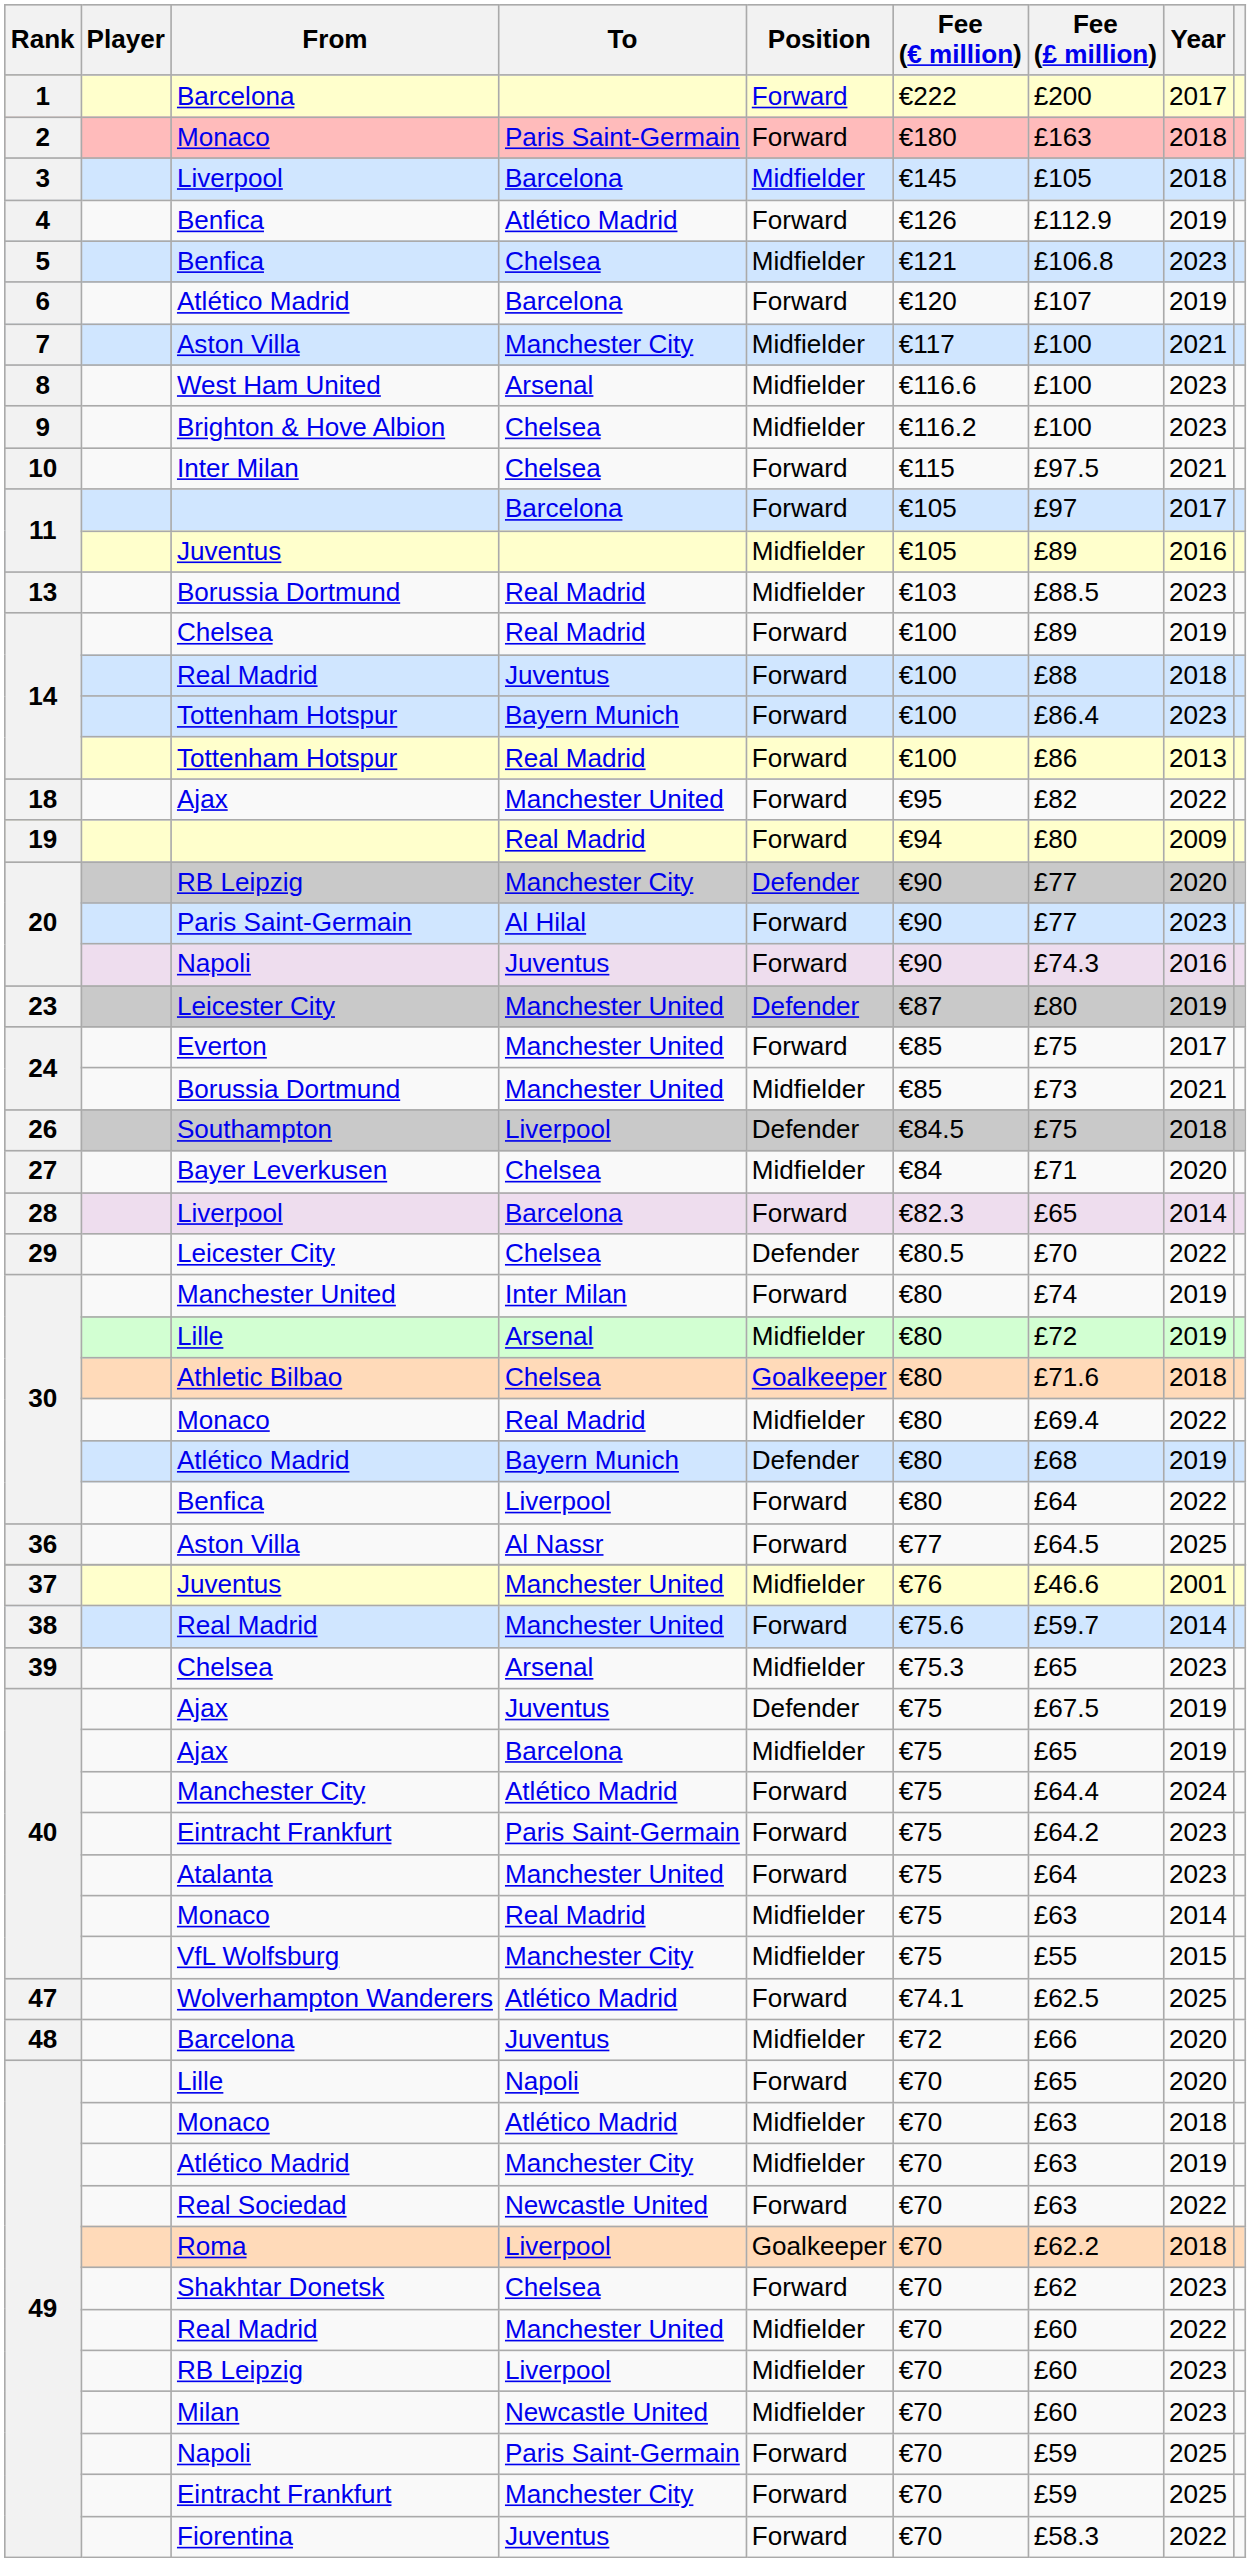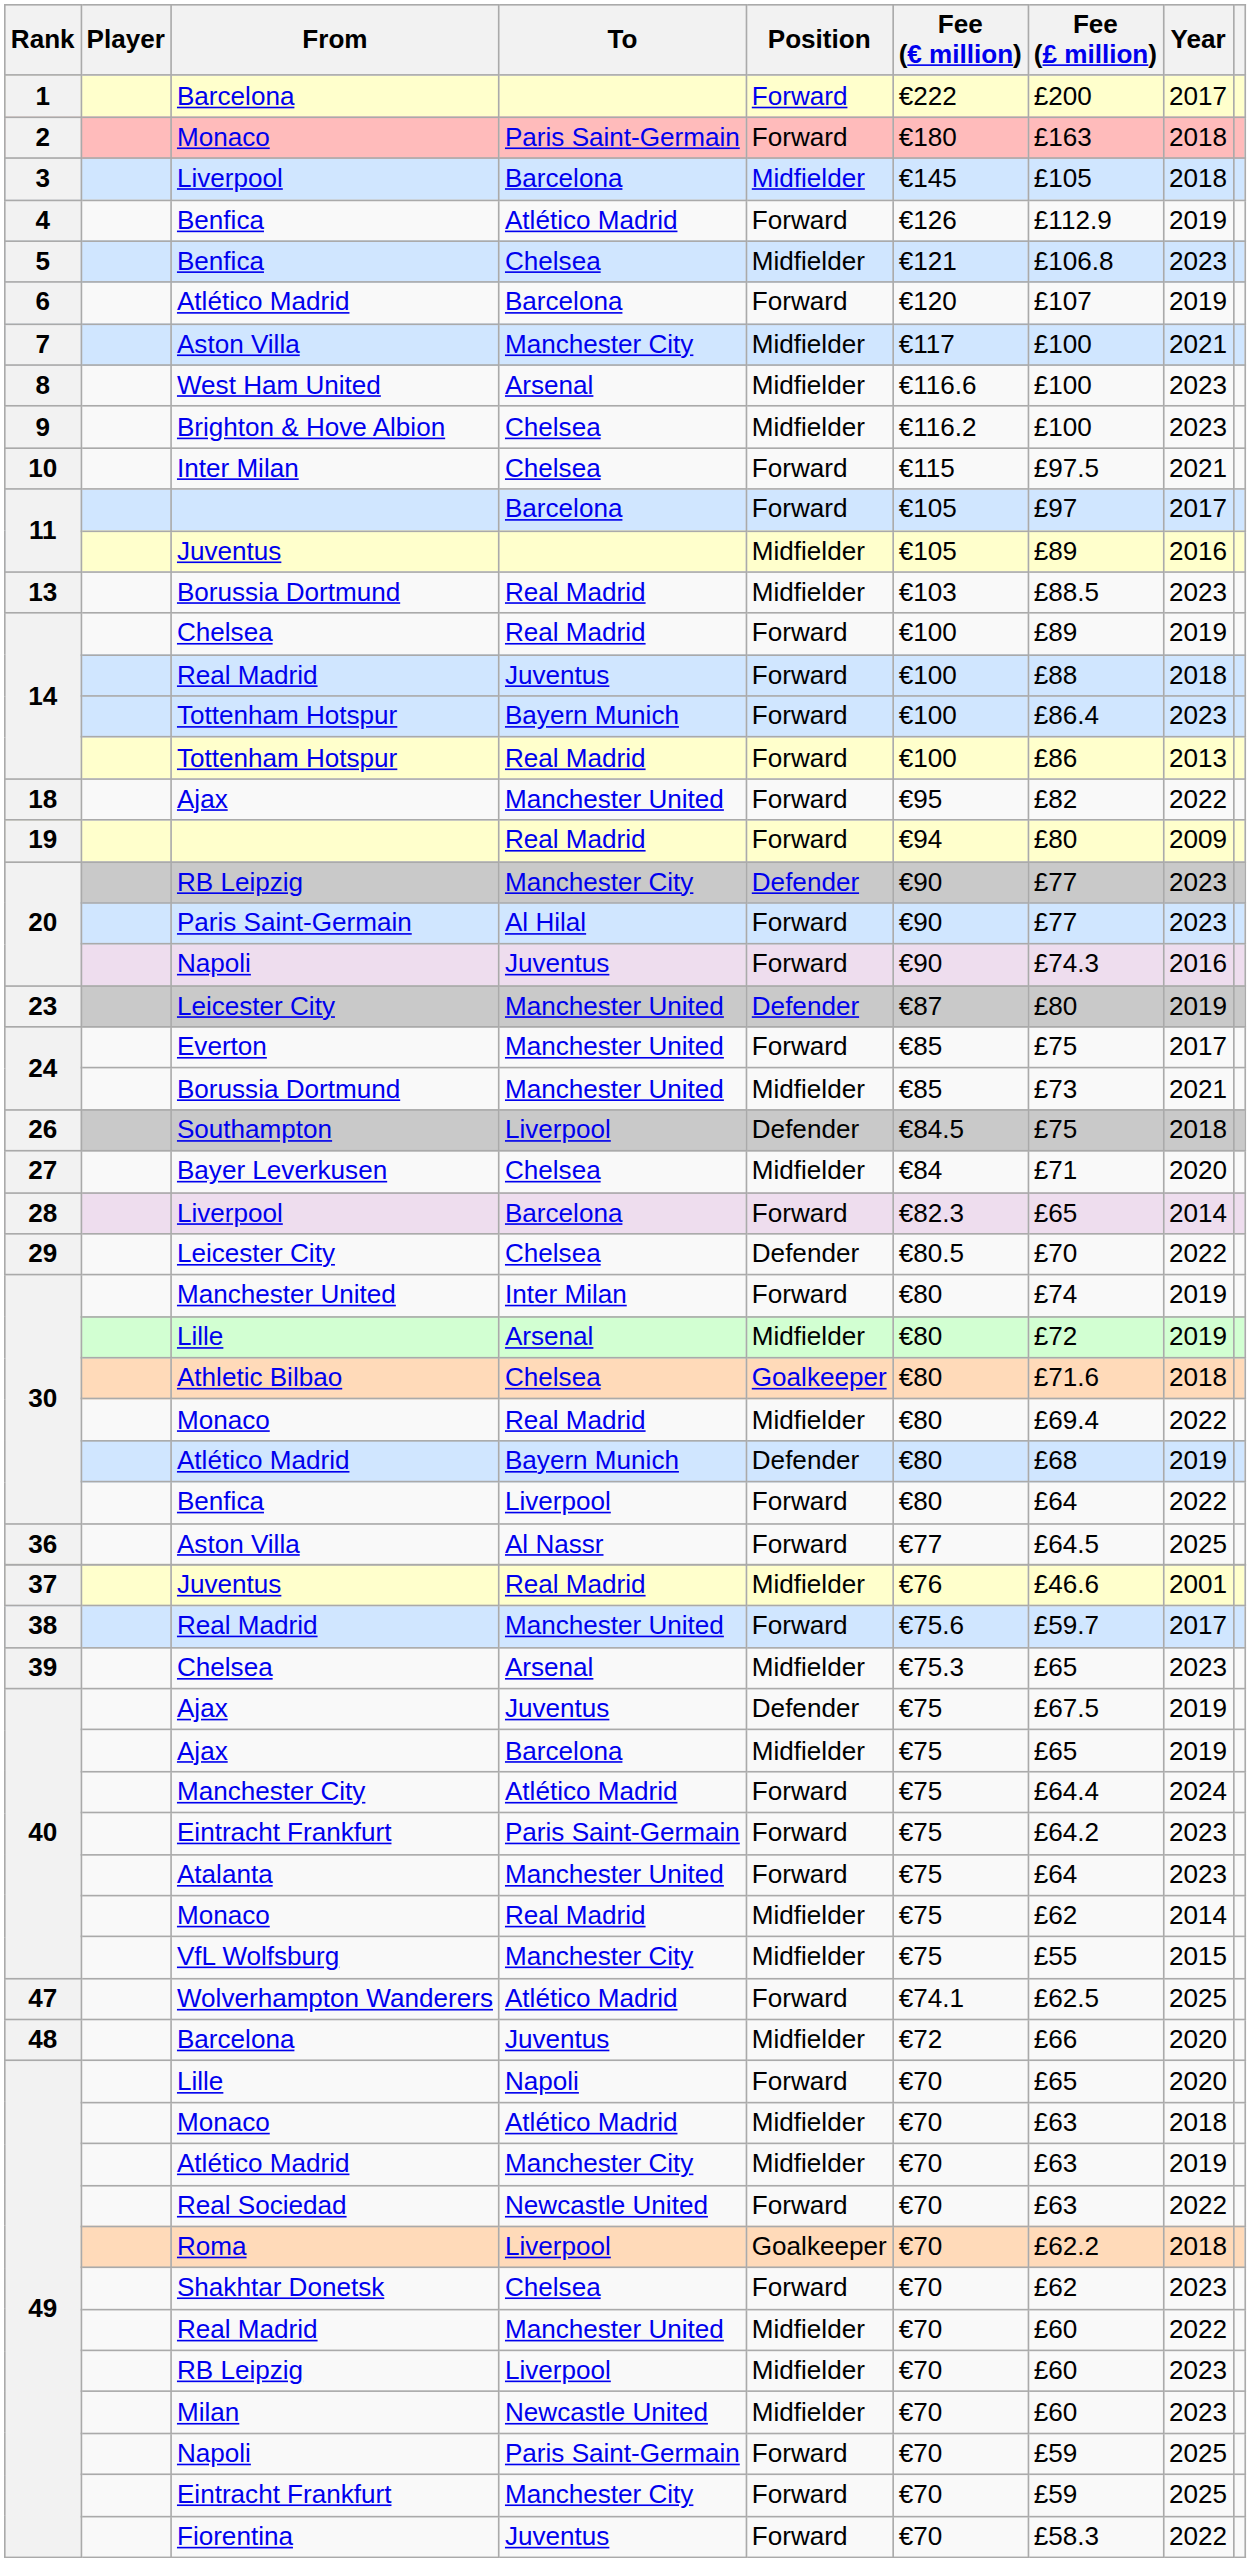(1198, 881) 2020 -> (1198, 881) 2023
(614, 1584) Manchester United -> (575, 1584) Real Madrid
(1198, 1626) 2014 -> (1198, 1626) 2017
(1056, 1915) £63 -> (1056, 1915) £62
